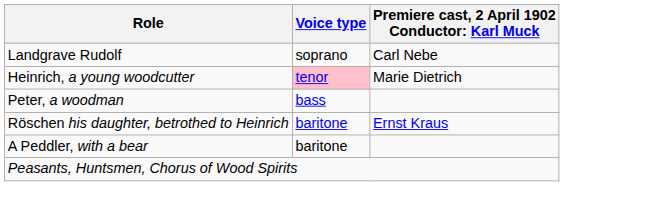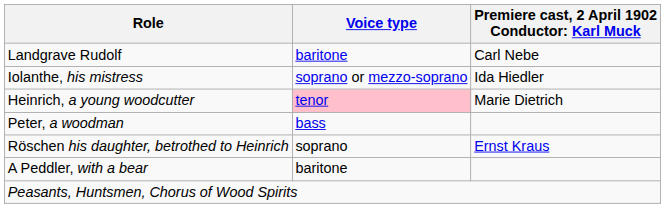(321, 54) soprano -> (321, 54) baritone
+ row: (75, 77)
(321, 123) baritone -> (321, 146) soprano
